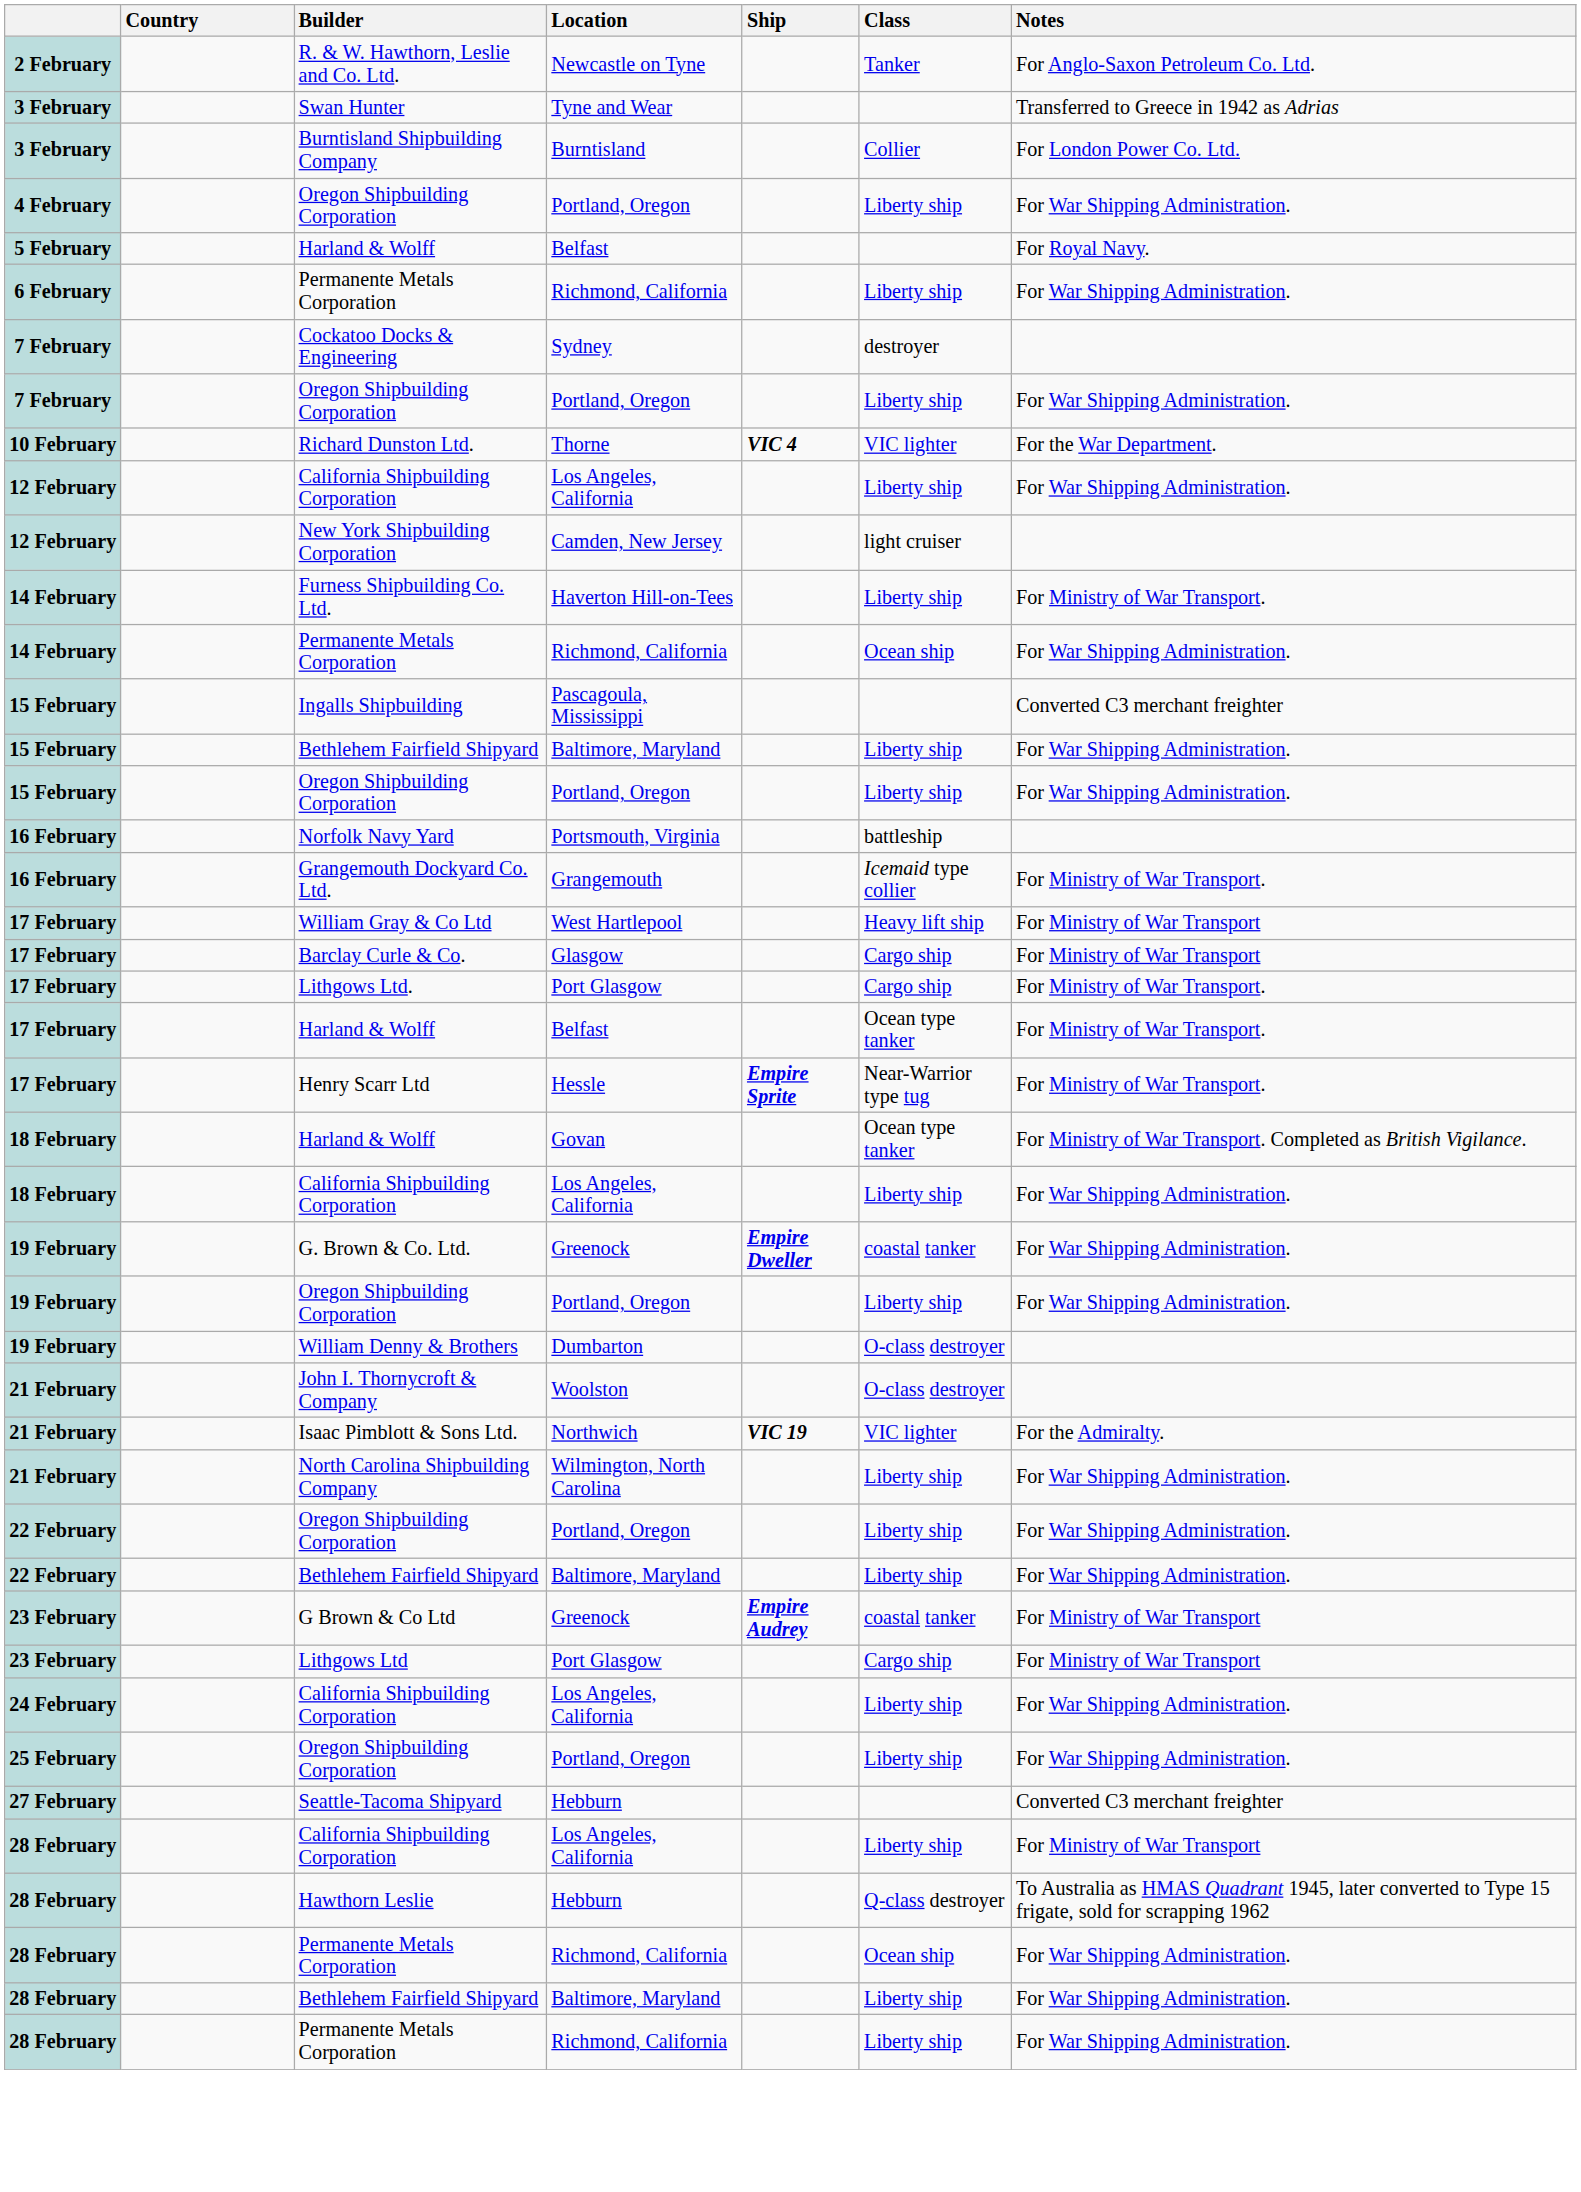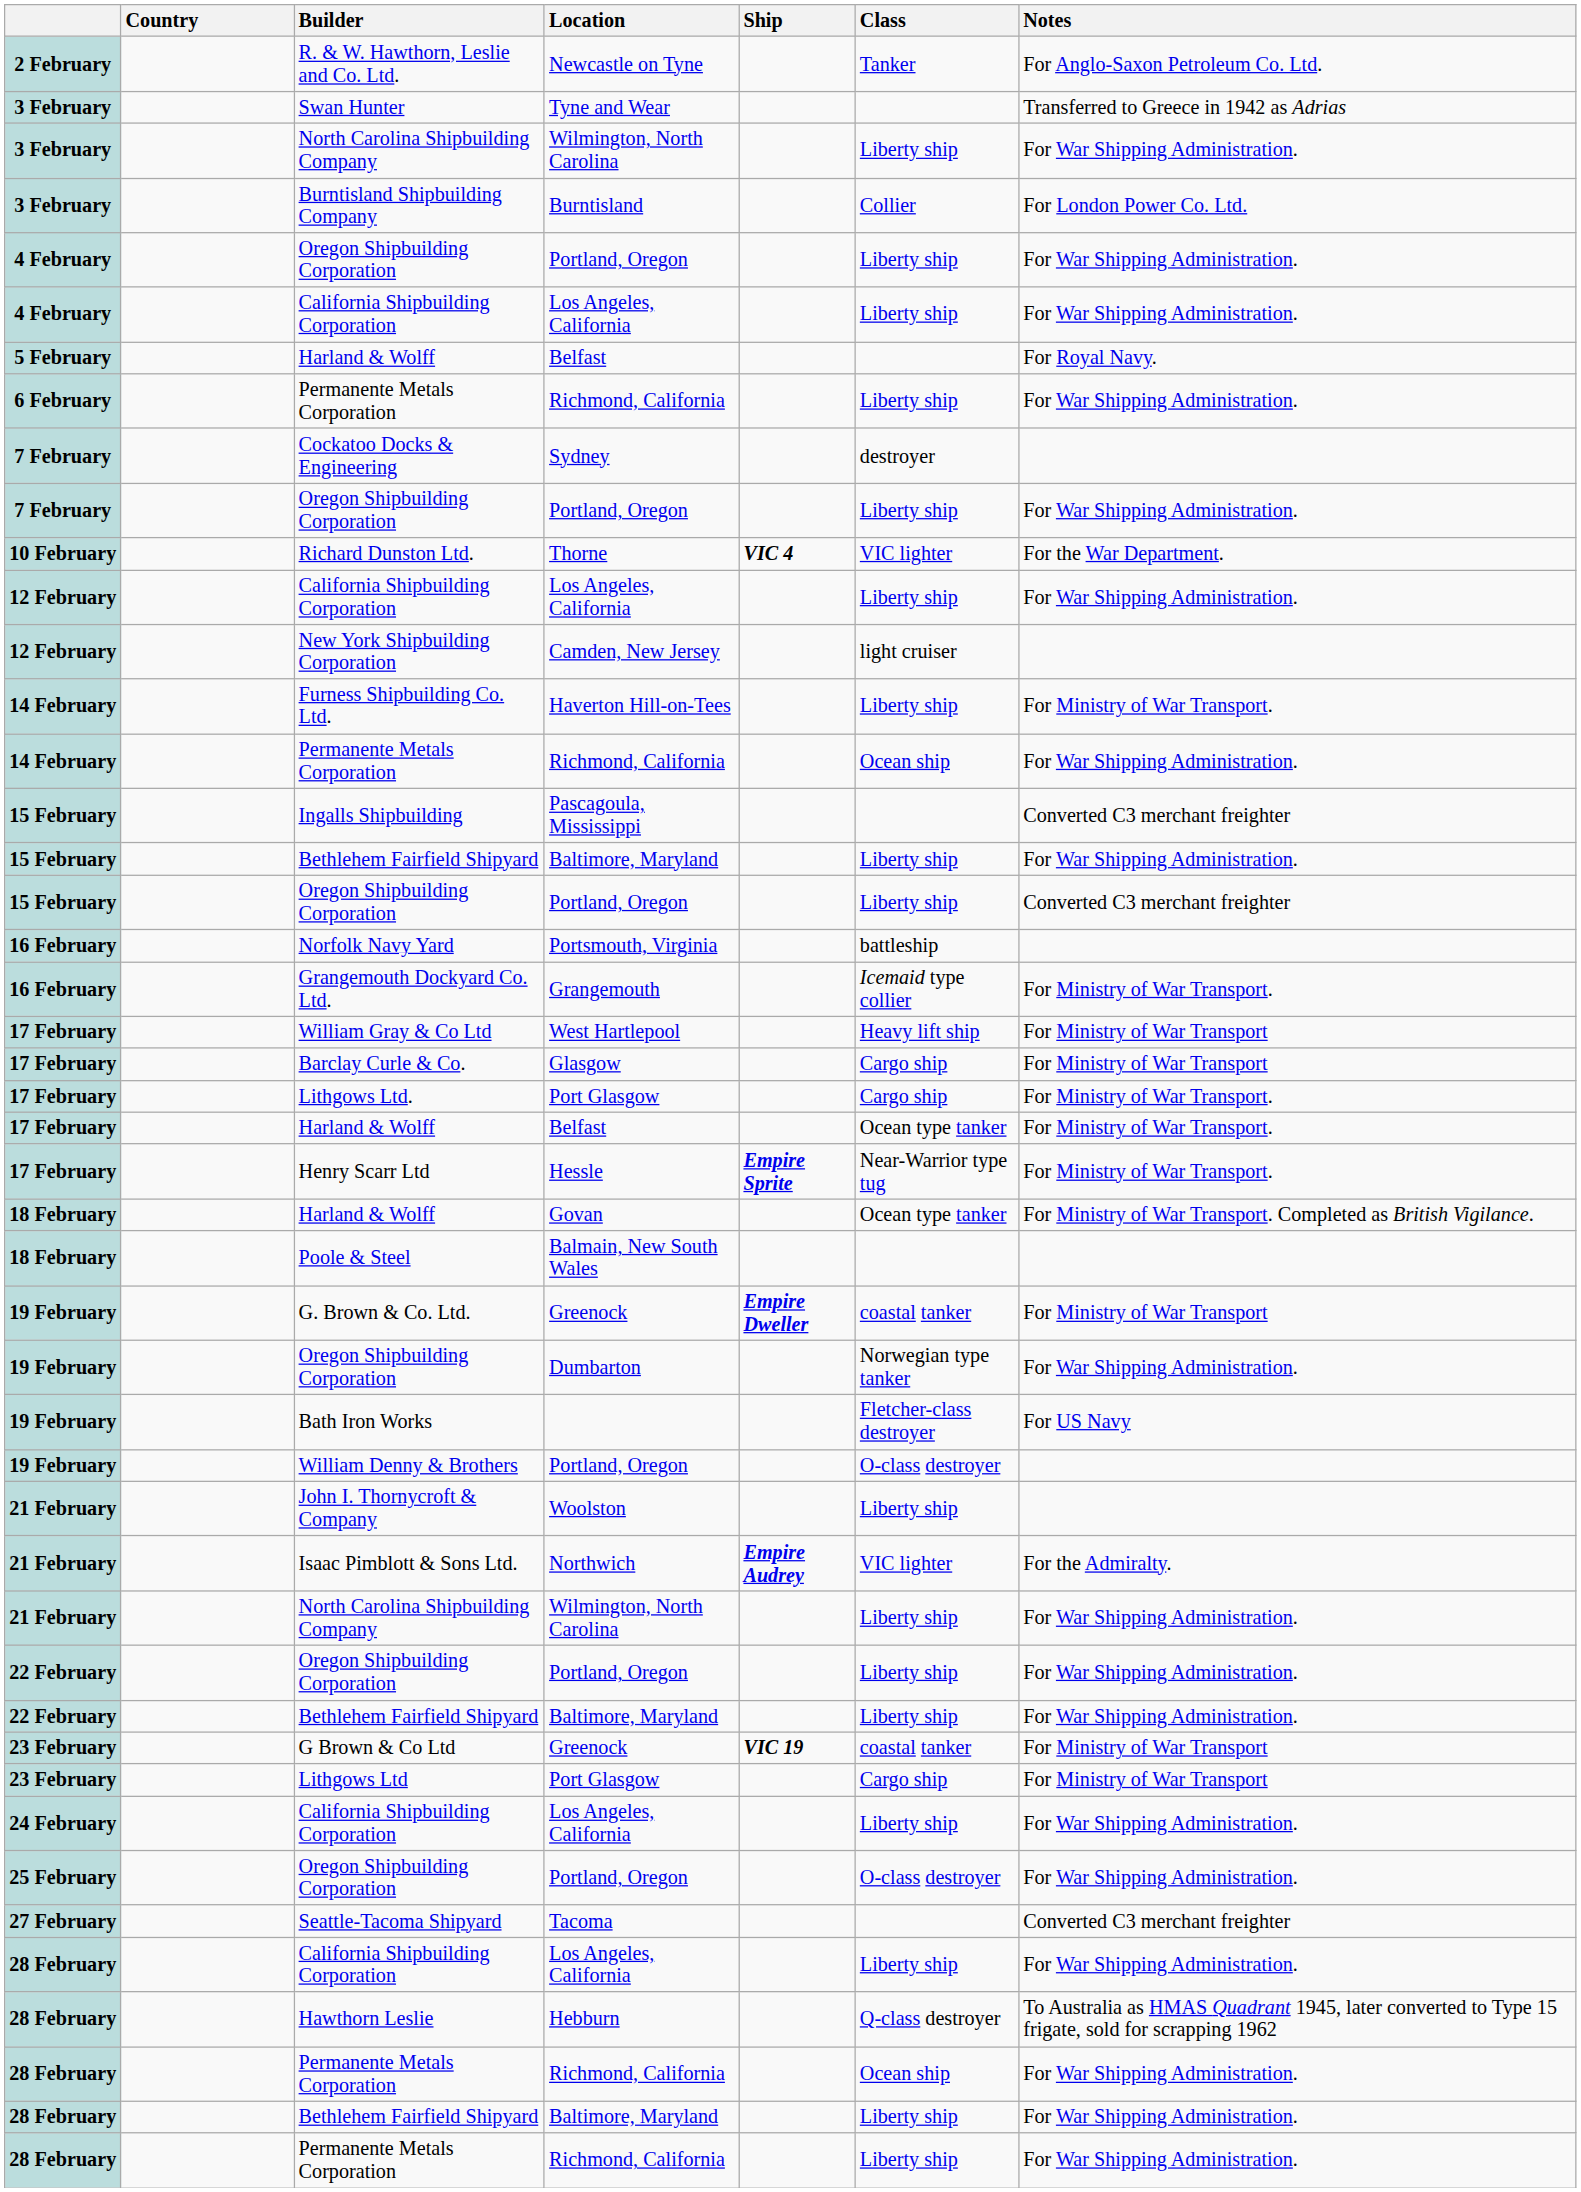+ row: (63, 150)
+ row: (63, 314)
(1153, 792) For War Shipping Administration. -> (1157, 902) Converted C3 merchant freighter
- row: (63, 1194)
+ row: (63, 1257)
(1153, 1248) For War Shipping Administration. -> (1145, 1312) For Ministry of War Transport
(621, 1303) Portland, Oregon -> (595, 1367) Dumbarton
(913, 1303) Liberty ship -> (924, 1367) Norwegian type tanker
+ row: (63, 1421)
(597, 1346) Dumbarton -> (619, 1465) Portland, Oregon
(934, 1389) O-class destroyer -> (909, 1508) Liberty ship
(777, 1433) VIC 19 -> (774, 1563) Empire Audrey
(778, 1617) Empire Audrey -> (773, 1747) VIC 19
(913, 1759) Liberty ship -> (930, 1877) O-class destroyer
(587, 1802) Hebburn -> (581, 1921) Tacoma
(1138, 1845) For Ministry of War Transport -> (1161, 1964) For War Shipping Administration.
